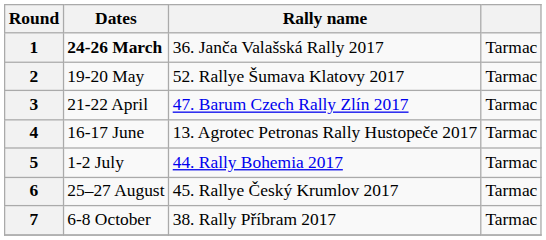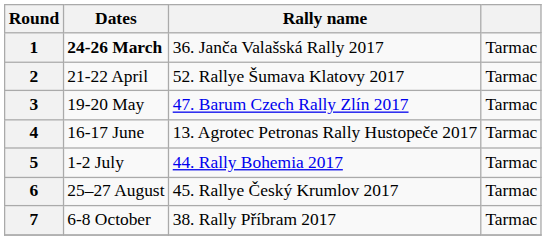(106, 75) 19-20 May -> (108, 75) 21-22 April
(108, 104) 21-22 April -> (106, 104) 19-20 May
